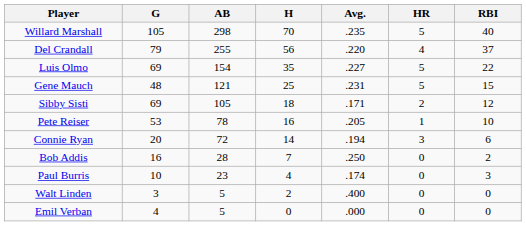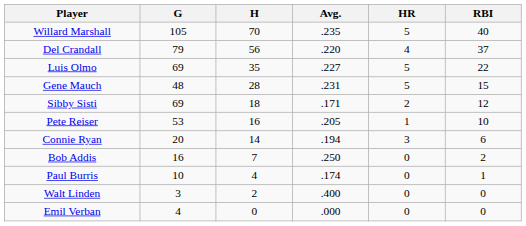- column: (222, 13)
(289, 85) 25 -> (254, 85) 28
(488, 175) 3 -> (483, 175) 1
